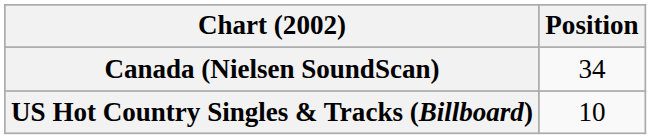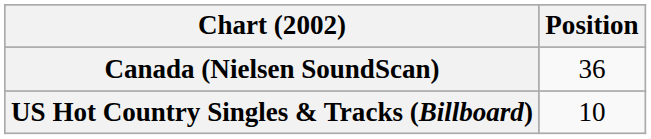(592, 68) 34 -> (592, 68) 36
